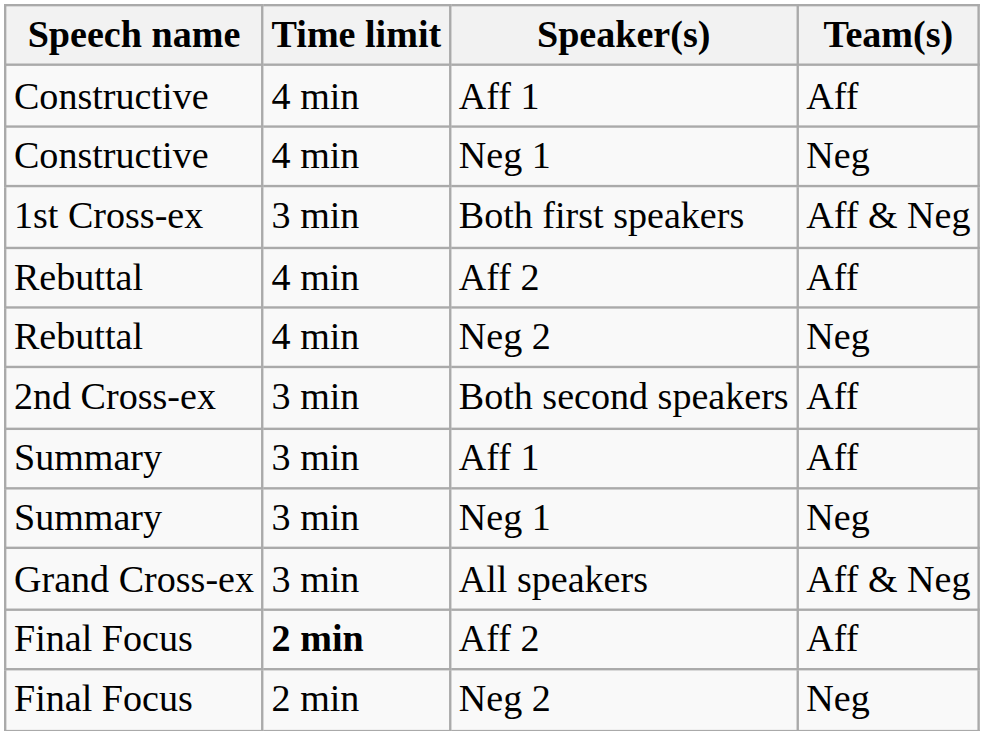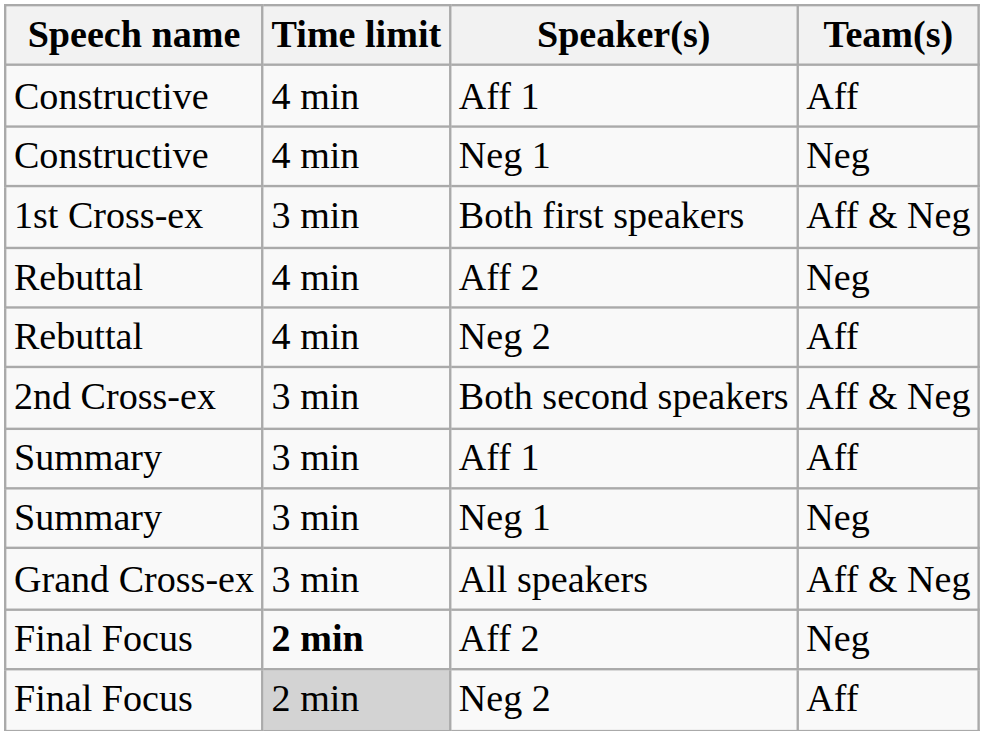(832, 276) Aff -> (838, 276) Neg
(838, 336) Neg -> (832, 336) Aff
(832, 397) Aff -> (888, 397) Aff & Neg
(832, 638) Aff -> (838, 638) Neg
(316, 699) no background -> (316, 699) lightgrey background
(838, 699) Neg -> (832, 699) Aff
